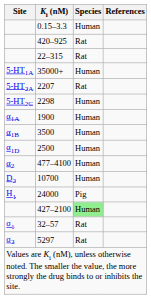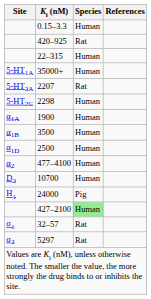(81, 56) Rat -> (88, 56) Human
